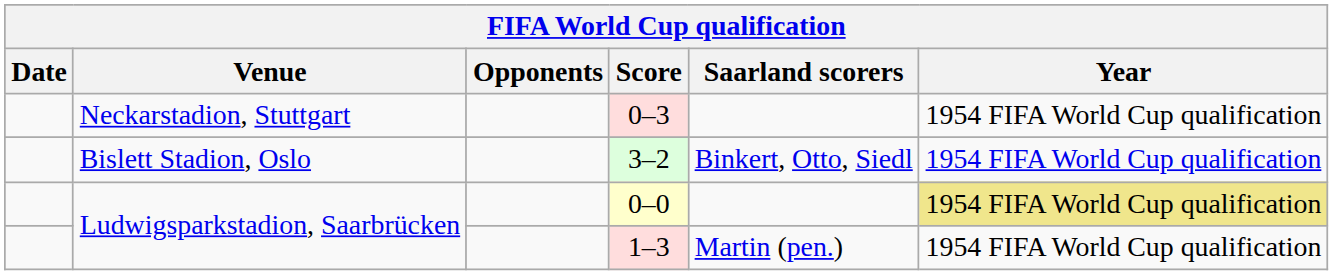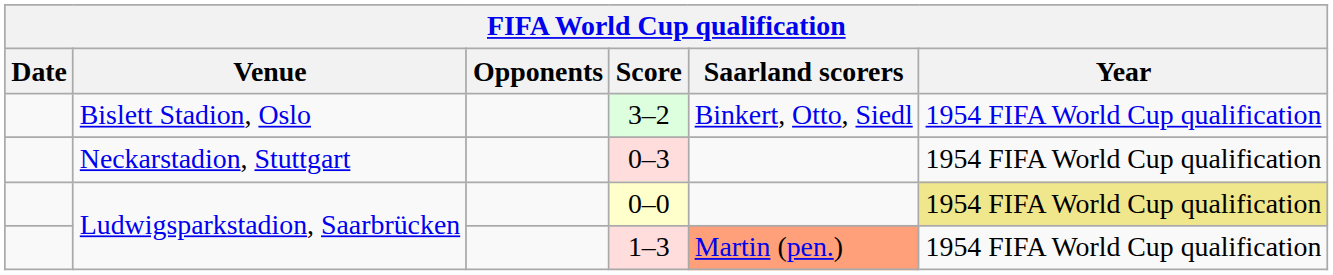rows swapped: (649, 159) <-> (649, 114)
(769, 247) no background -> (769, 247) lightsalmon background
